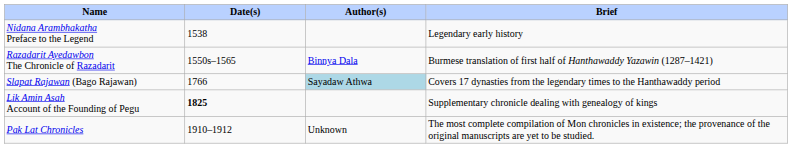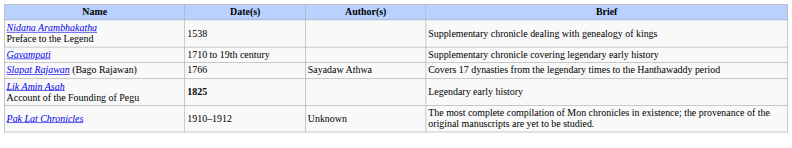(476, 33) Legendary early history -> (543, 33) Supplementary chronicle dealing with genealogy of kings
- row: (61, 60)
+ row: (29, 54)
(340, 81) lightblue background -> (340, 70) no background
(543, 103) Supplementary chronicle dealing with genealogy of kings -> (476, 92) Legendary early history
